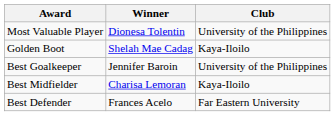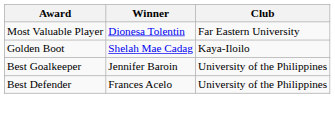(263, 31) University of the Philippines -> (249, 31) Far Eastern University
- row: (42, 84)
(249, 102) Far Eastern University -> (263, 84) University of the Philippines
